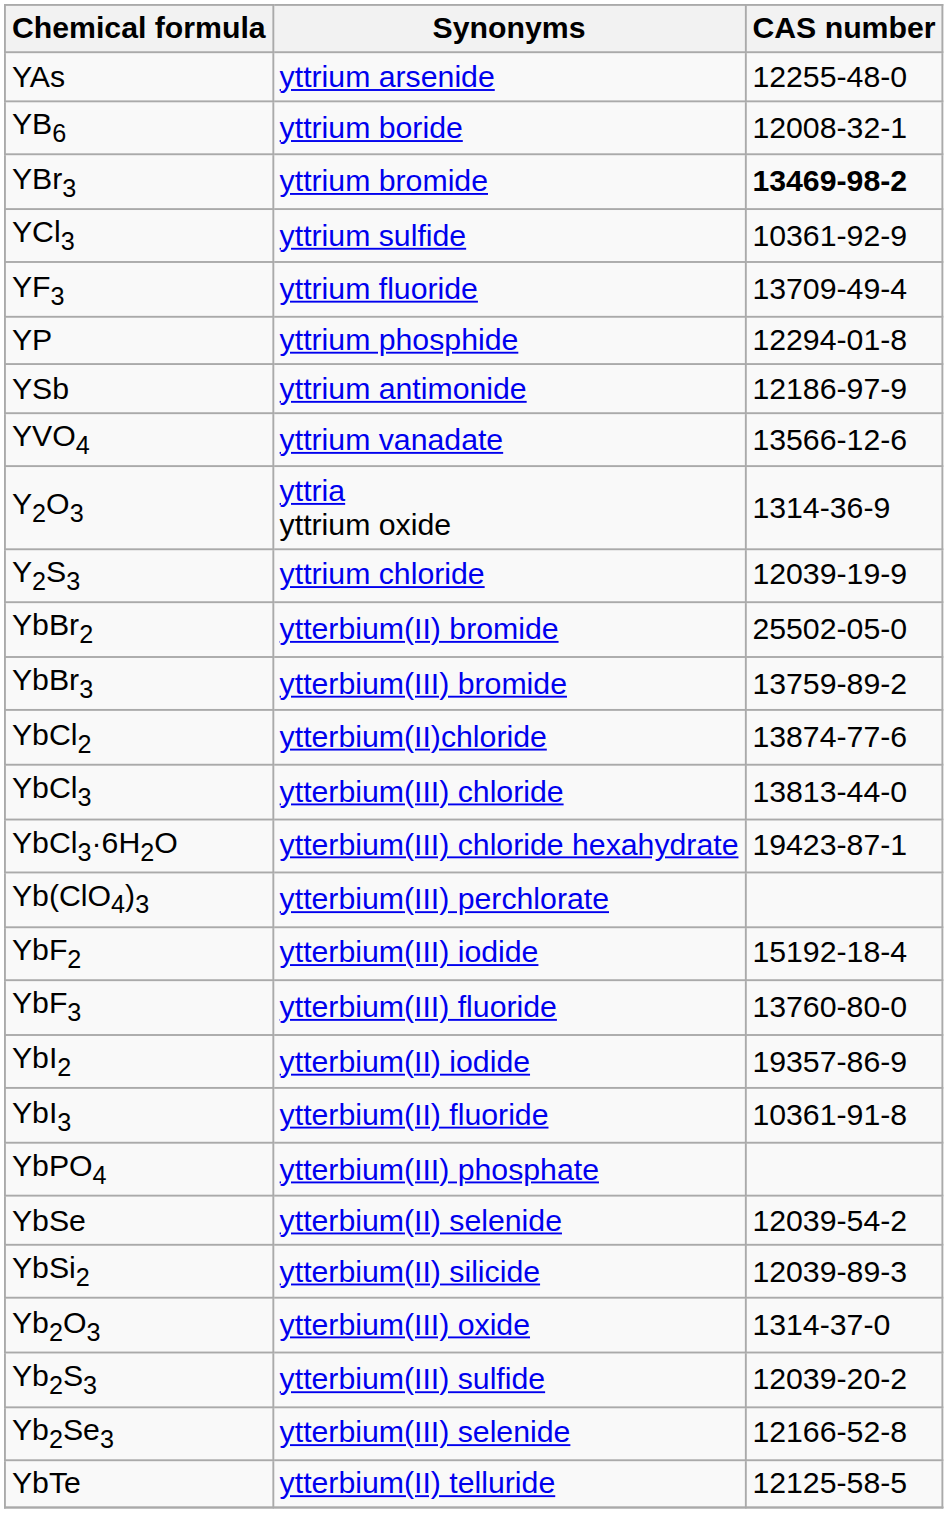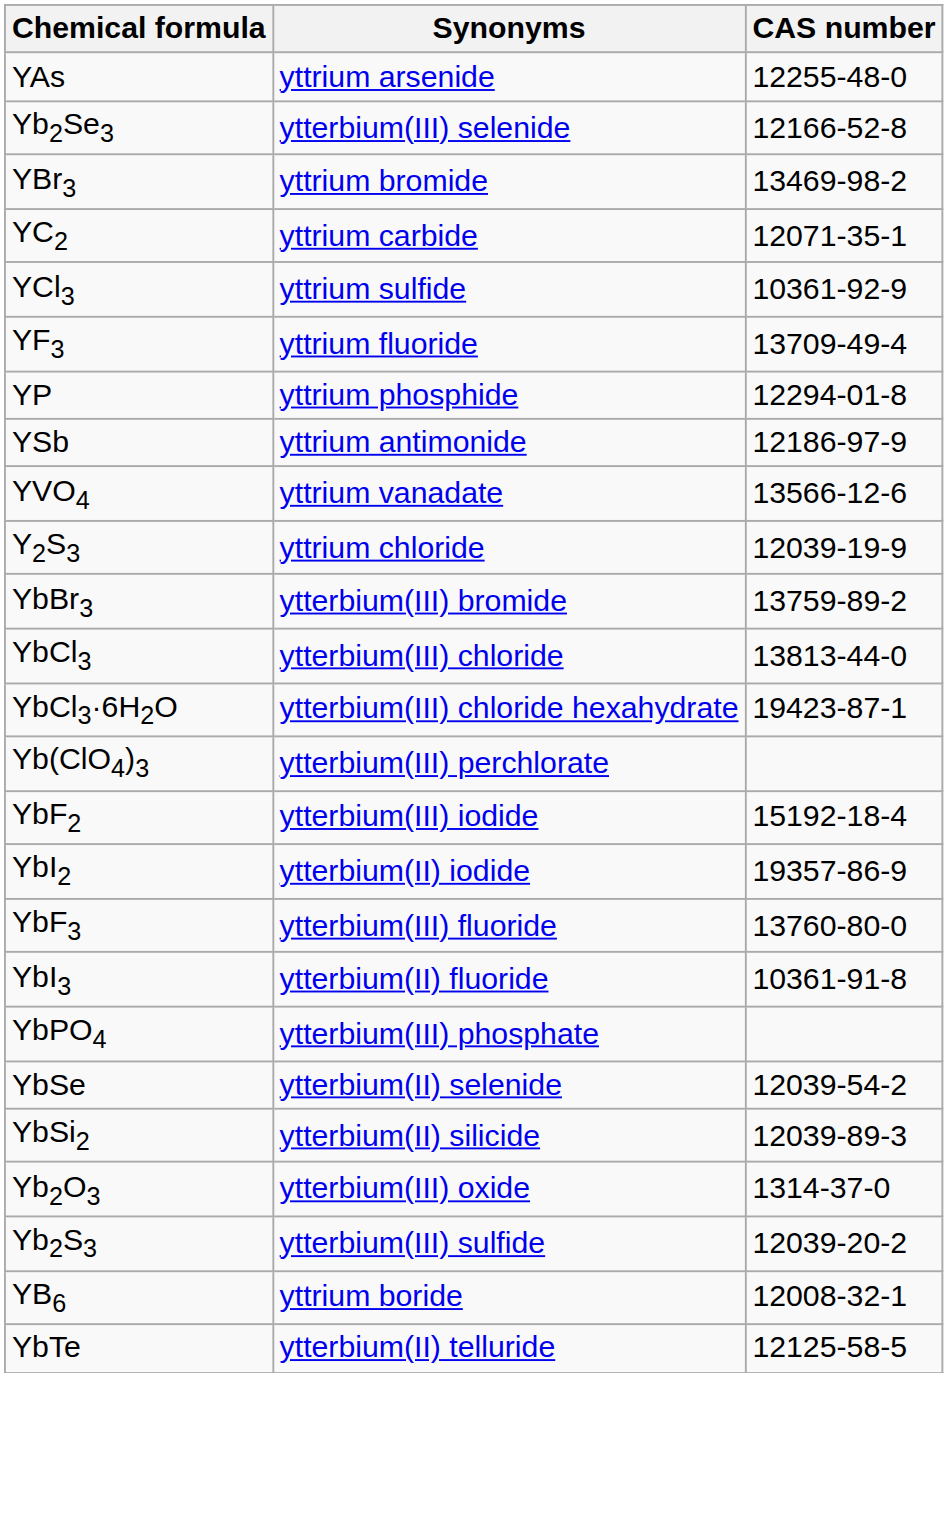rows swapped: (39, 128) <-> (63, 1433)
(830, 181) bold -> (830, 181) normal
+ row: (40, 236)
- row: (48, 508)
- row: (53, 630)
- row: (52, 738)
rows swapped: (47, 1008) <-> (42, 1062)
